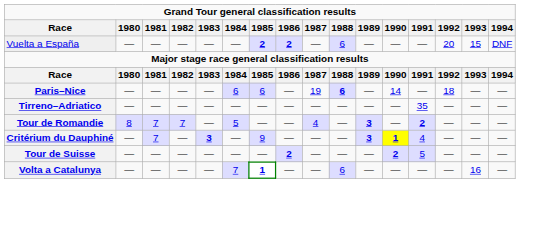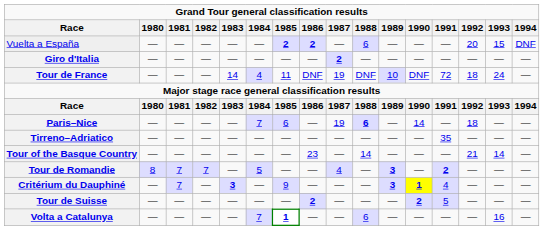+ row: (72, 59)
+ row: (72, 75)
(236, 91) 6 -> (259, 122) 7
+ row: (72, 153)
